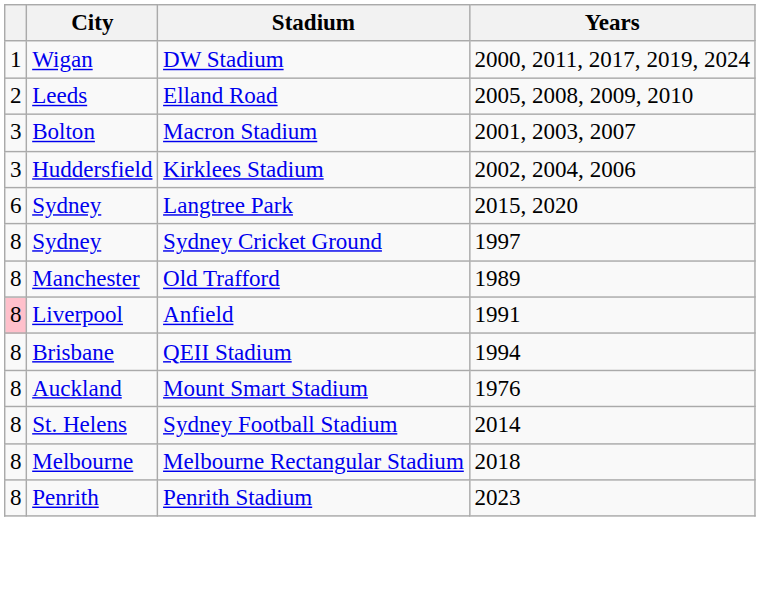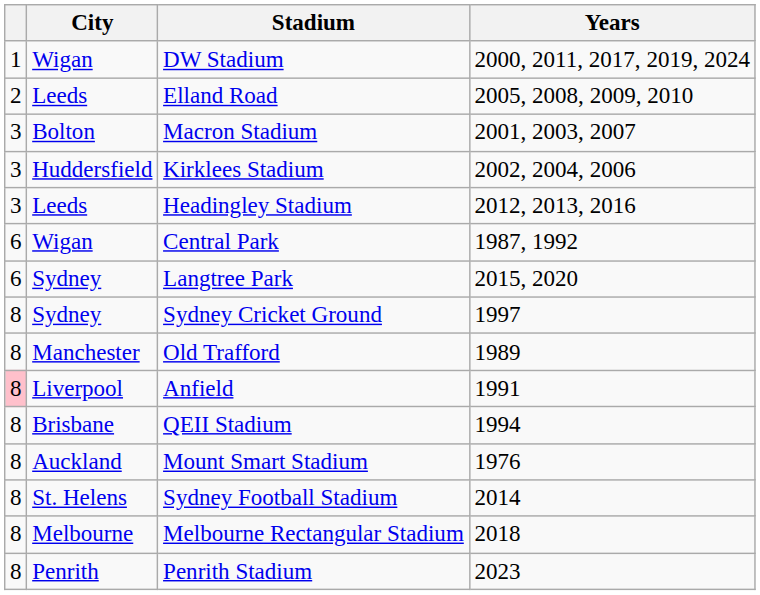+ row: (257, 205)
+ row: (221, 242)
